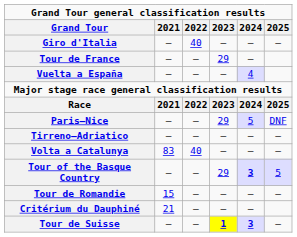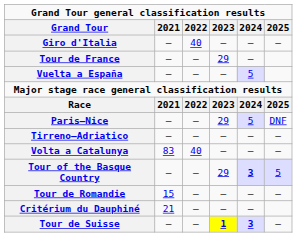(251, 74) 4 -> (251, 74) 5
